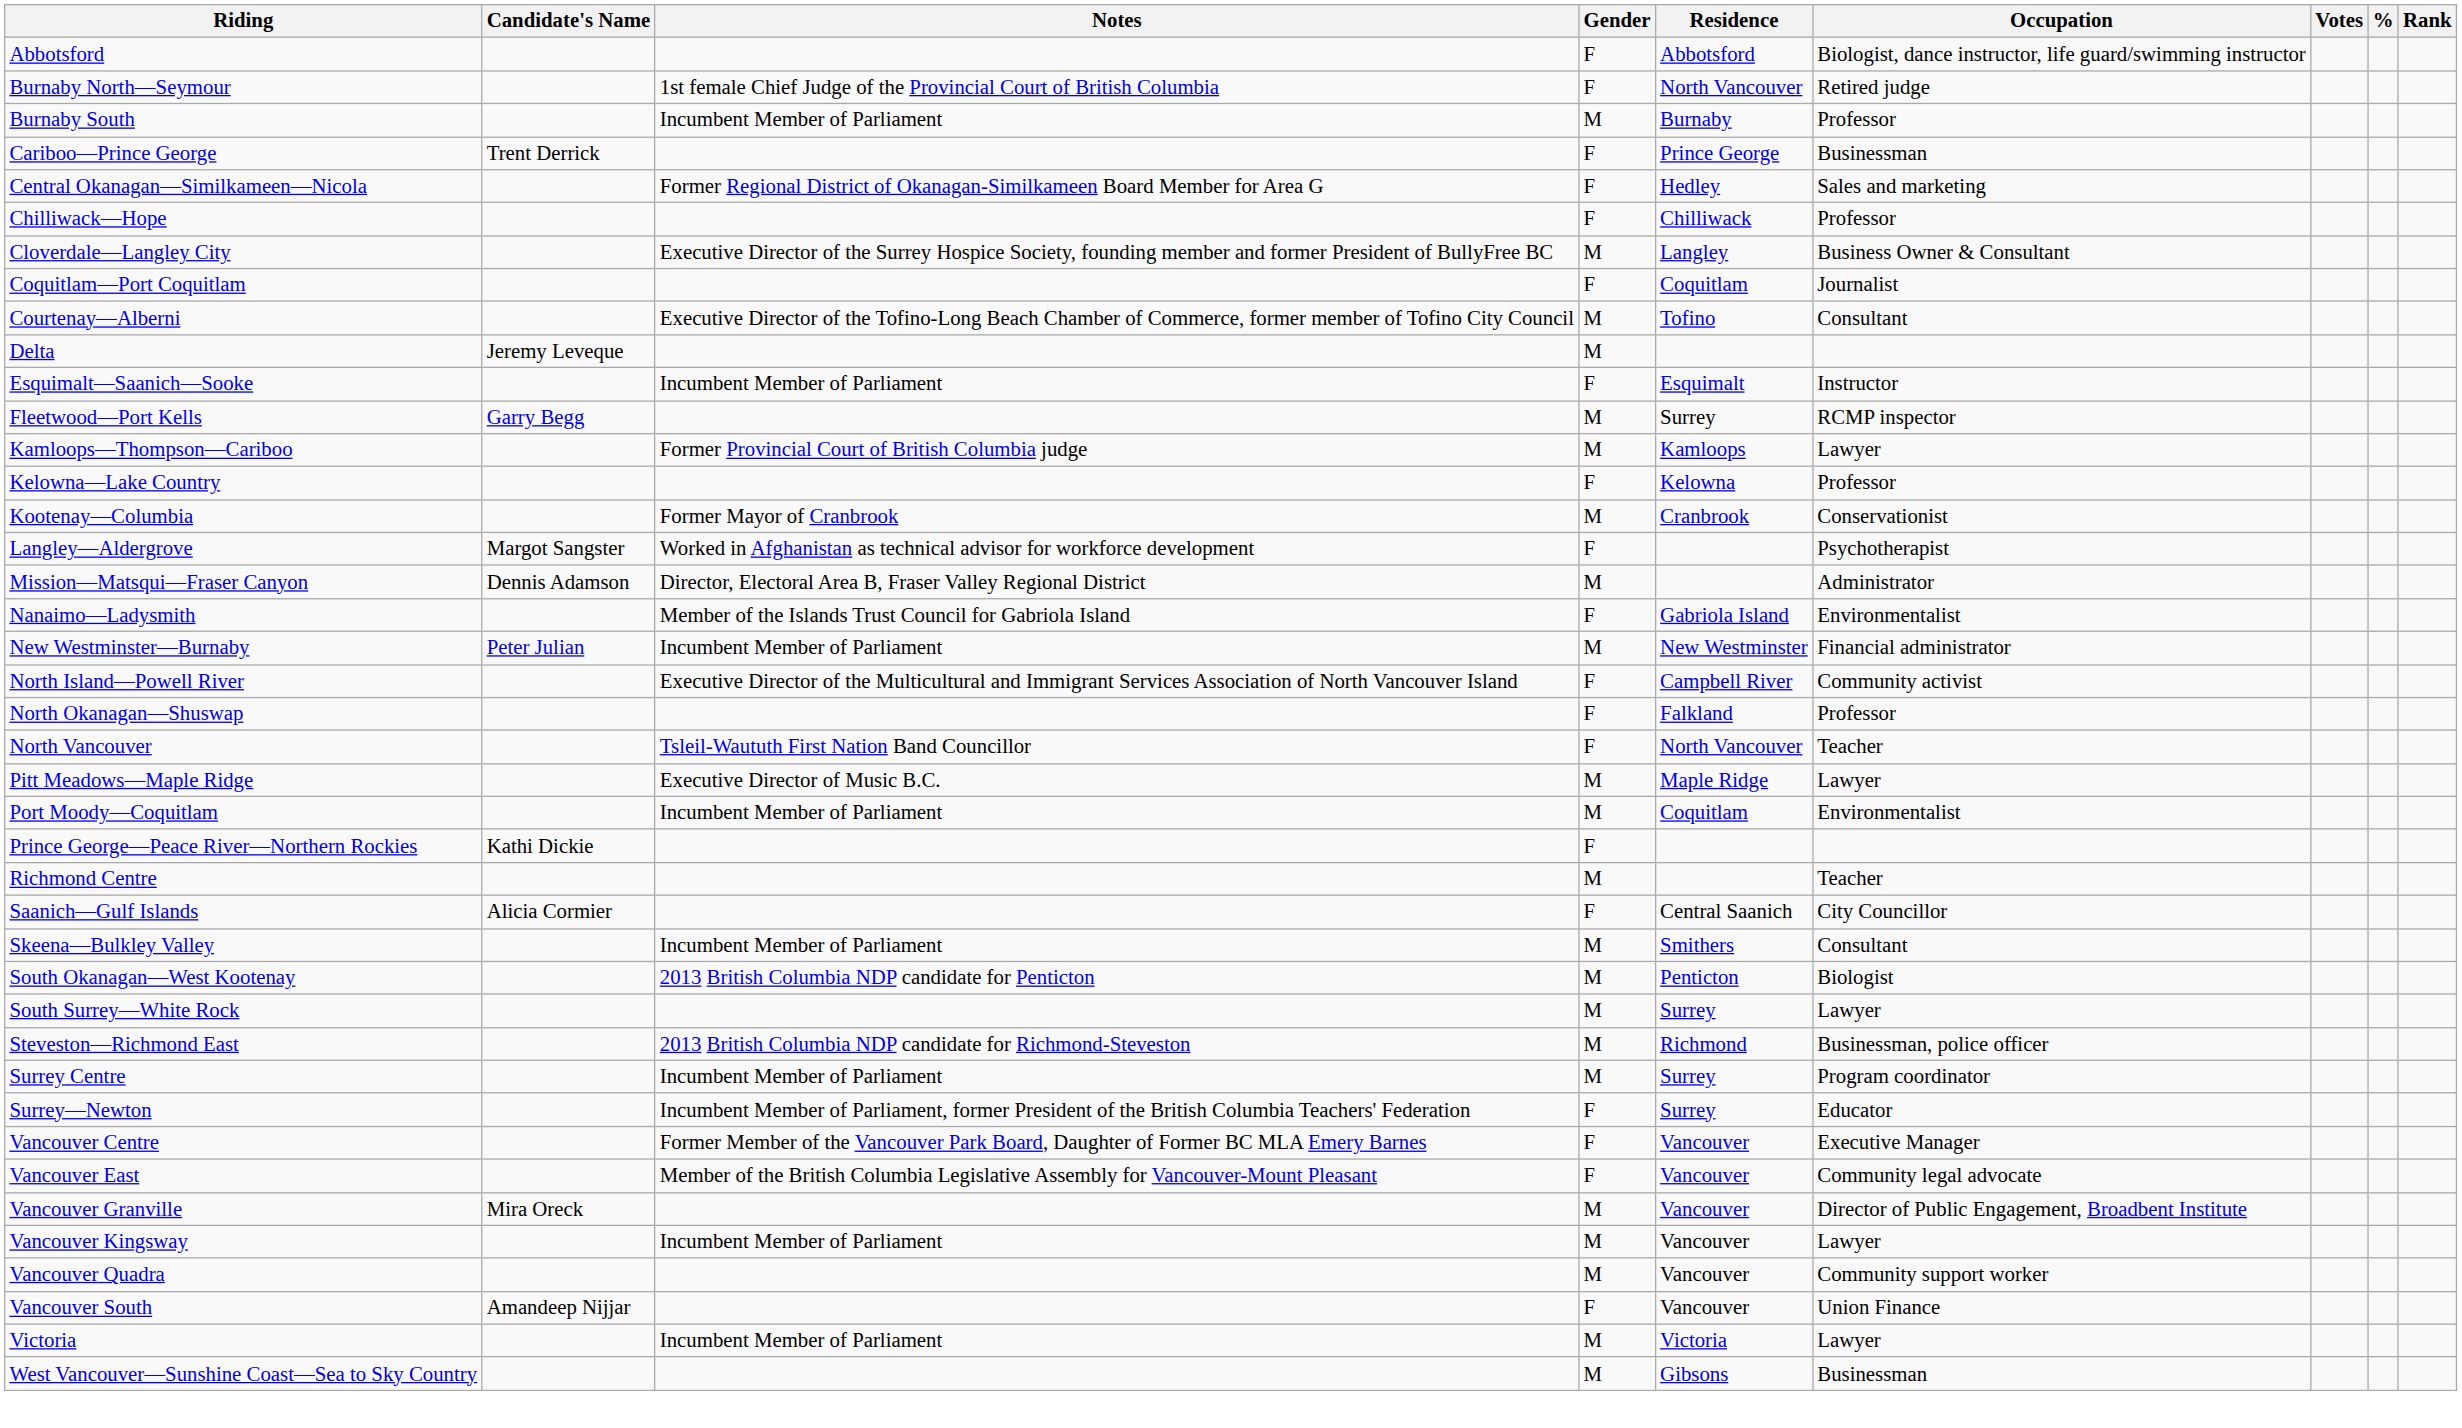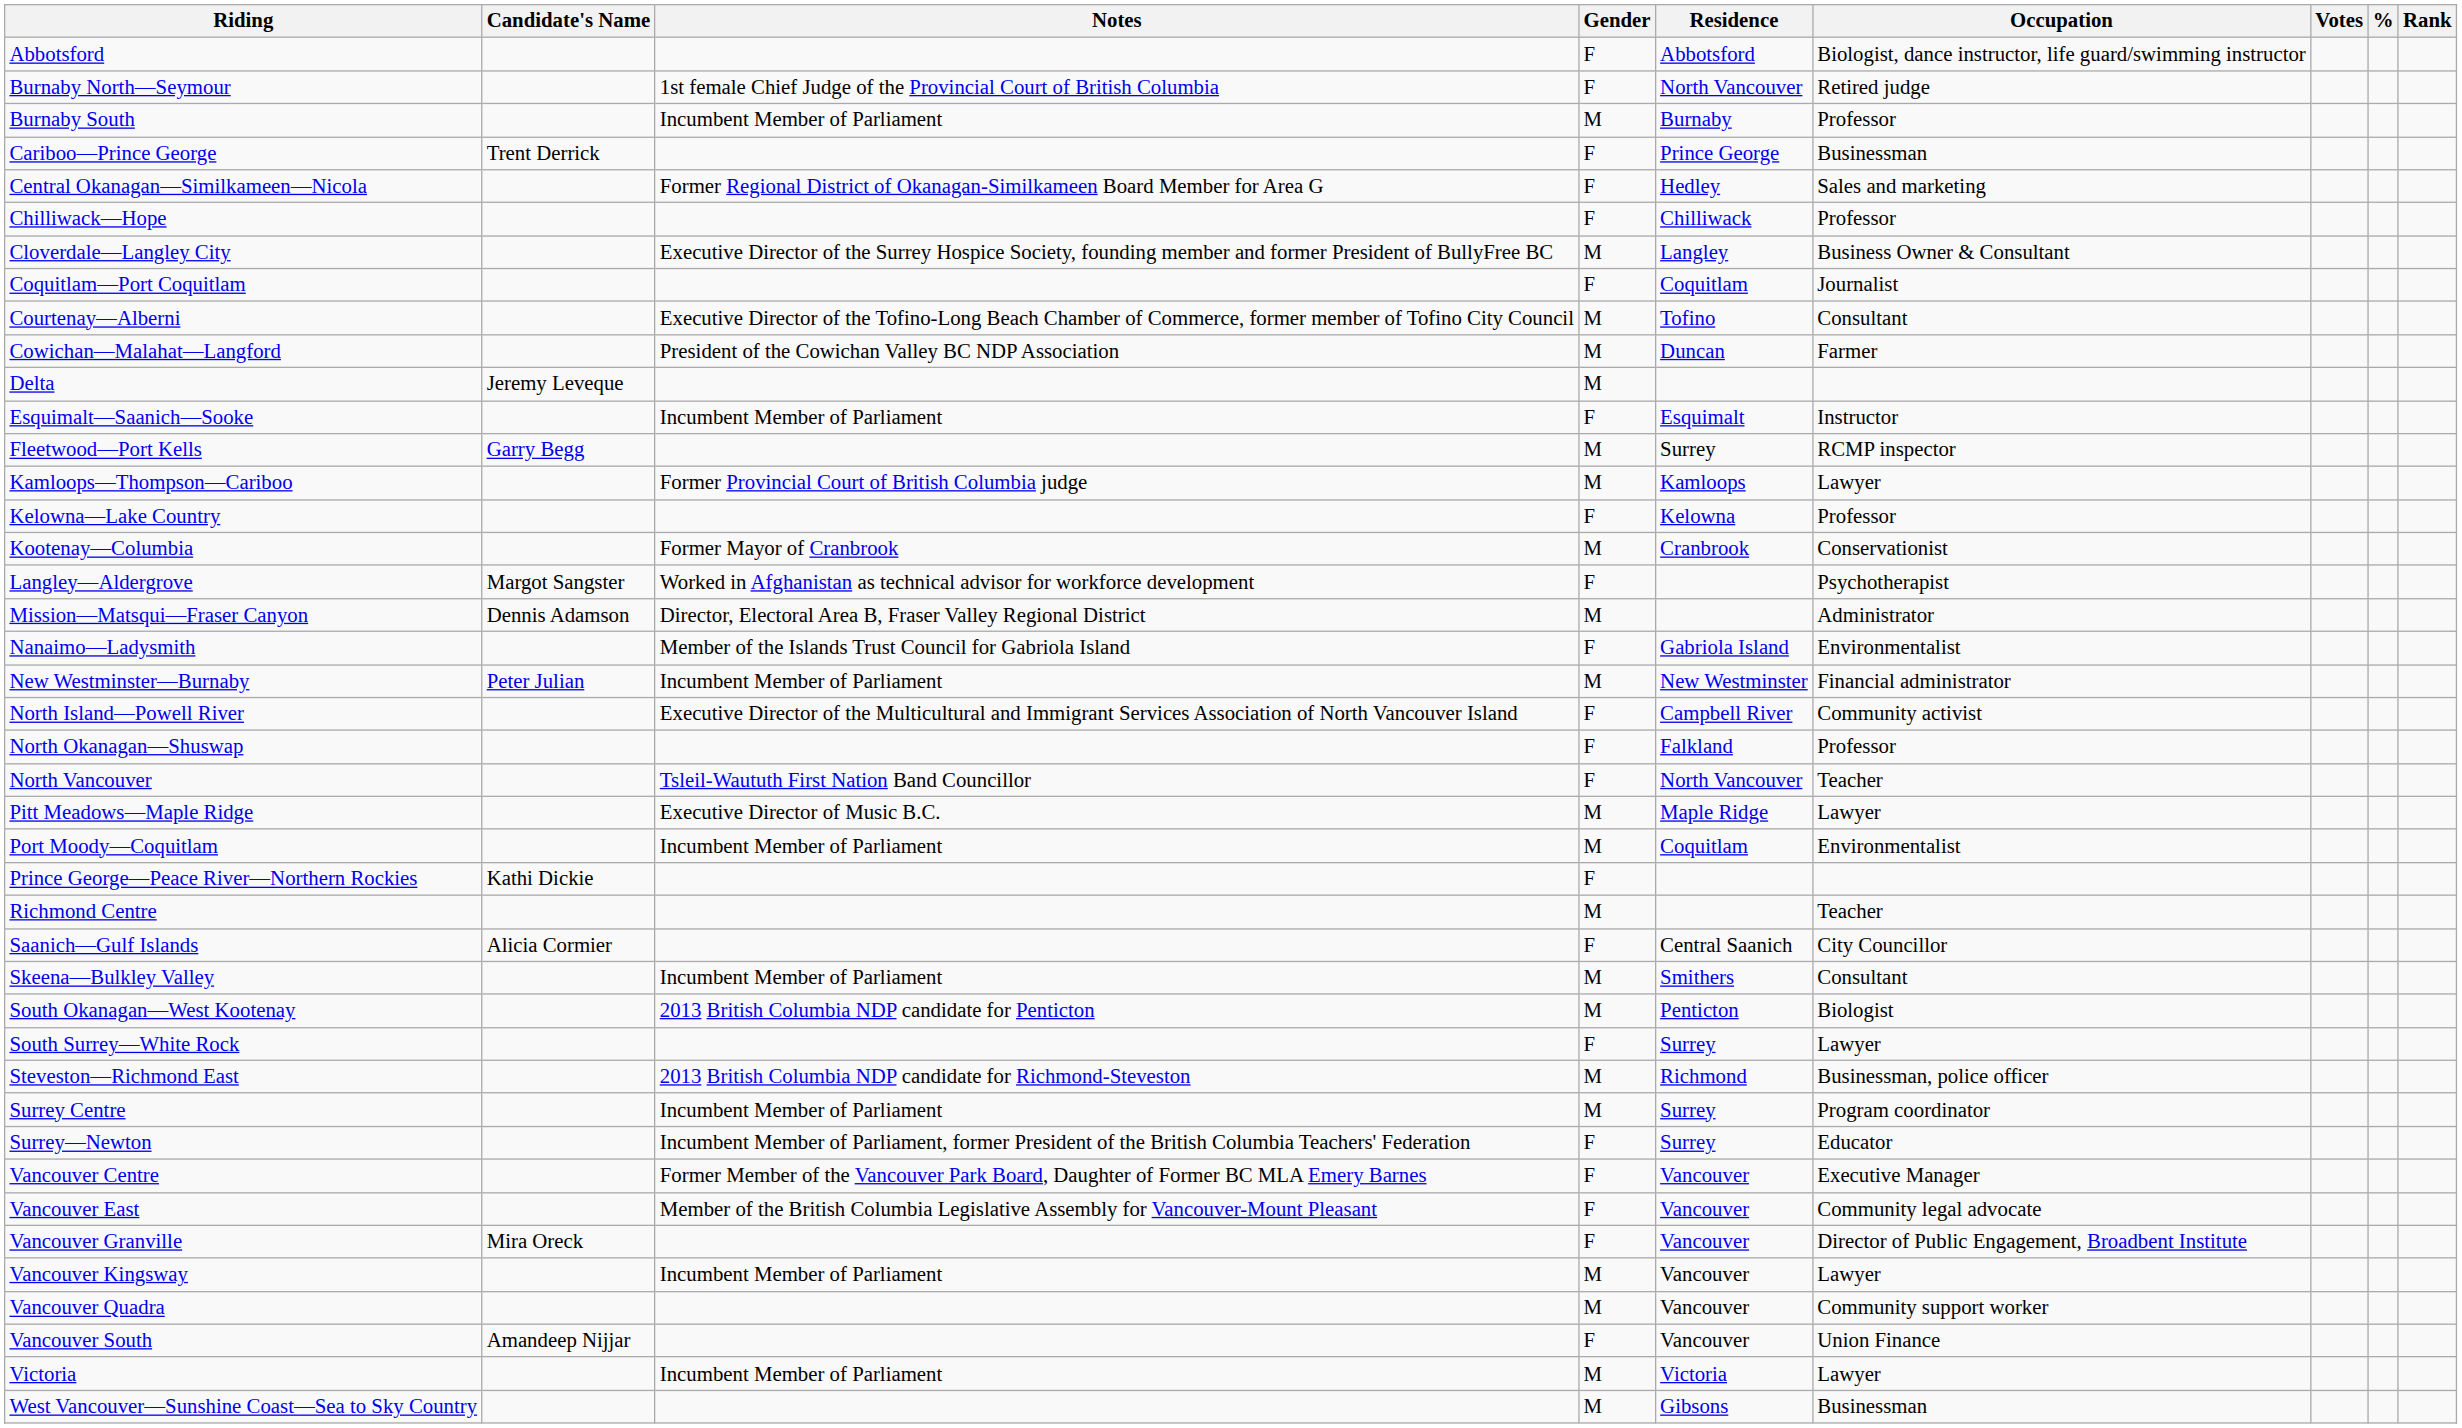+ row: (145, 350)
(1593, 1010) M -> (1589, 1043) F
(1593, 1208) M -> (1589, 1241) F
